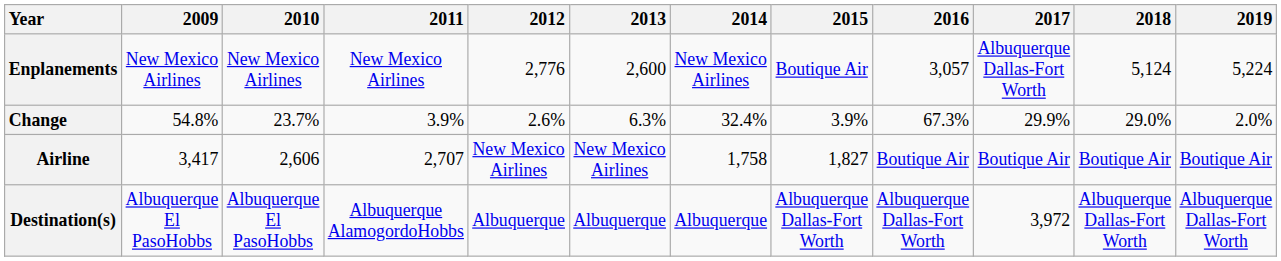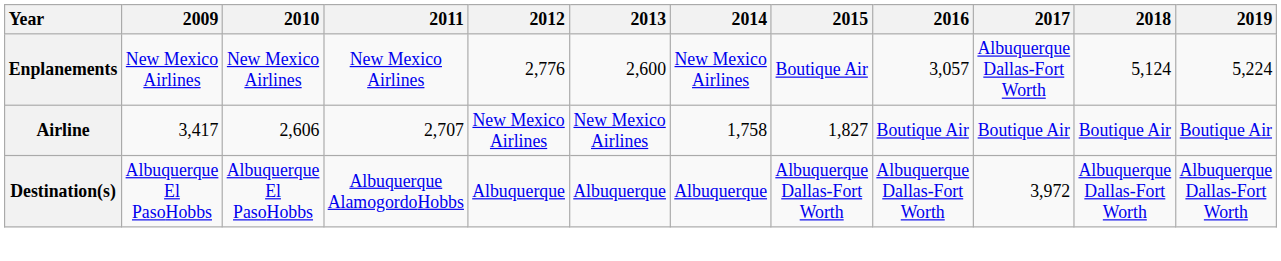- row: (38, 120)
